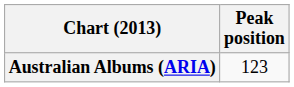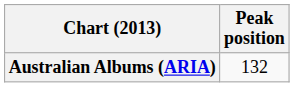(254, 67) 123 -> (254, 67) 132
